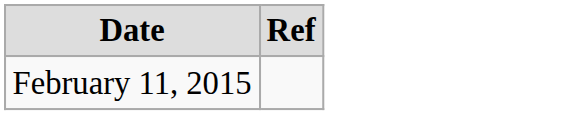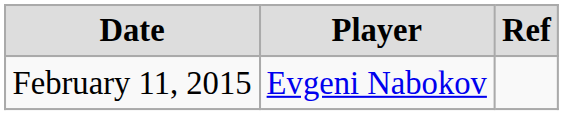+ column: (377, 30)
